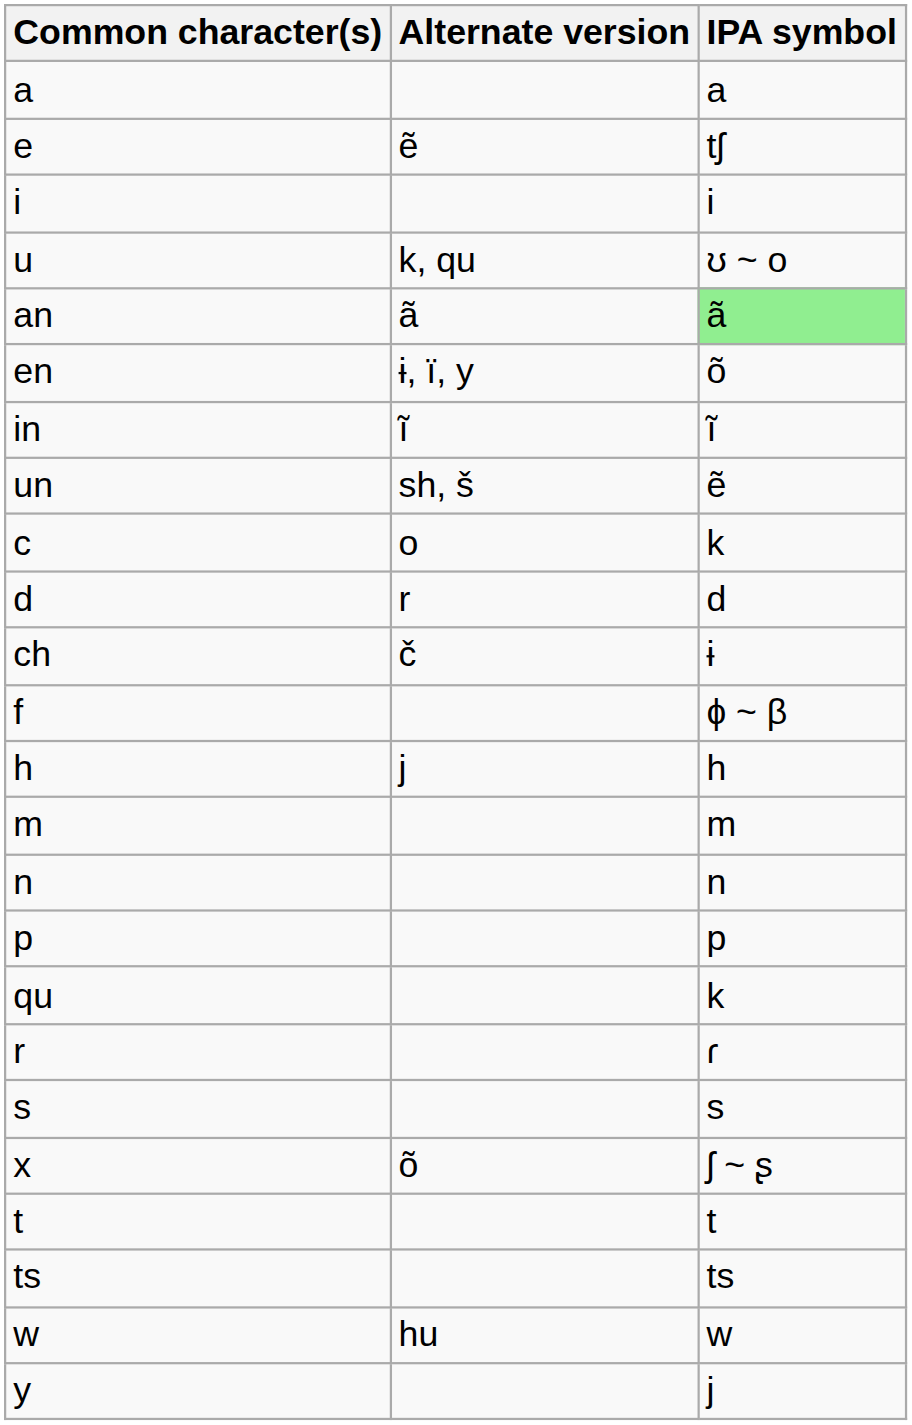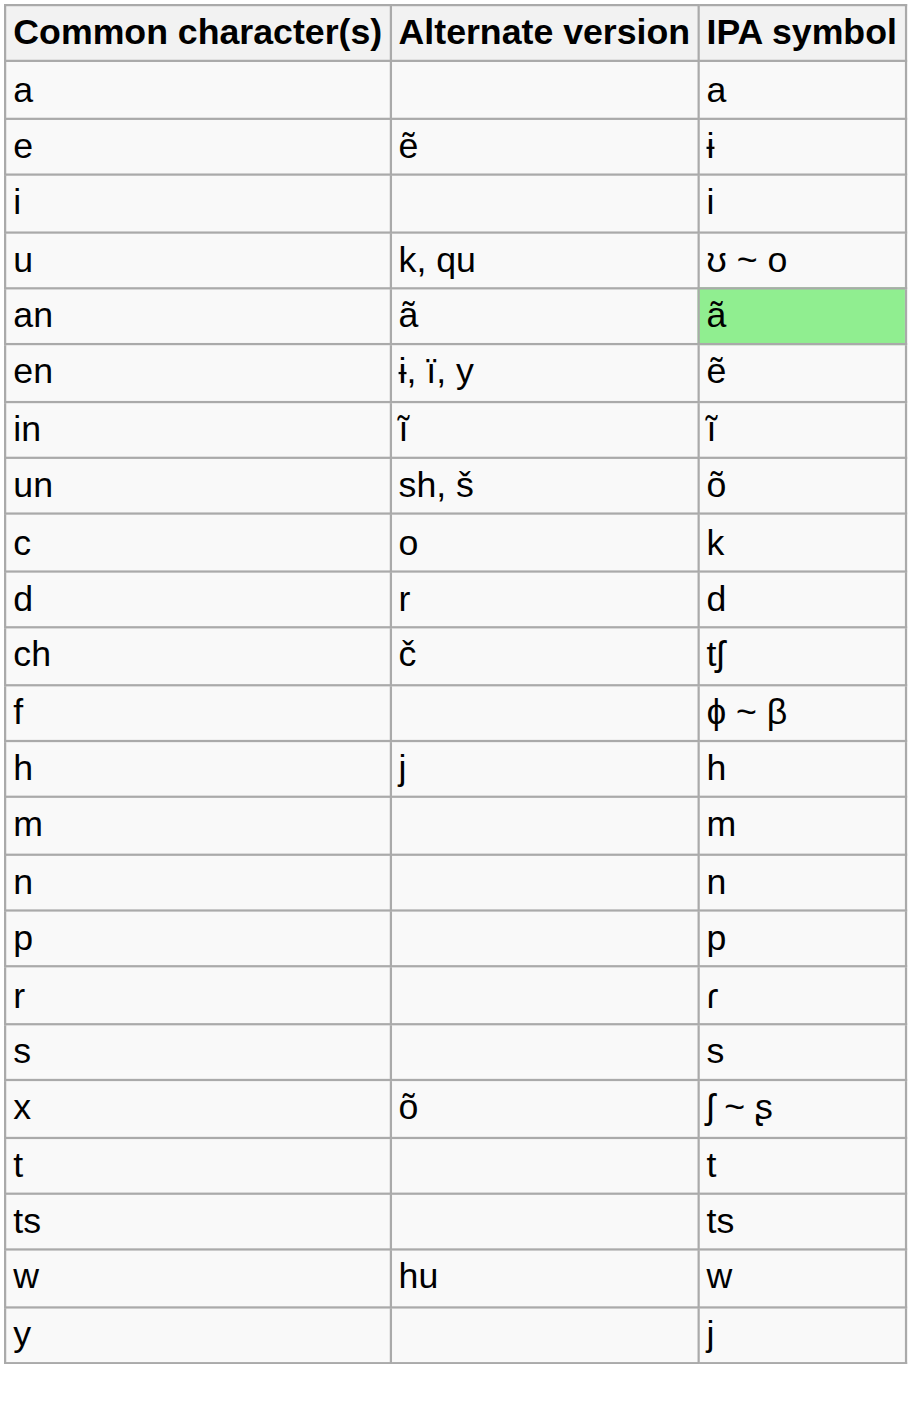(715, 145) tʃ -> (710, 145) i
(716, 372) õ -> (716, 372) ẽ
(716, 485) ẽ -> (716, 485) õ
(710, 655) i -> (715, 655) tʃ
- row: (33, 994)
